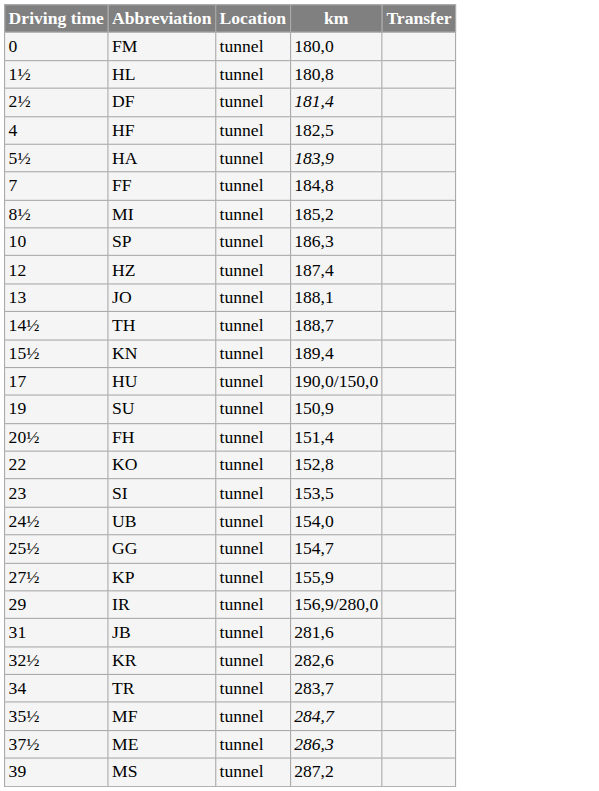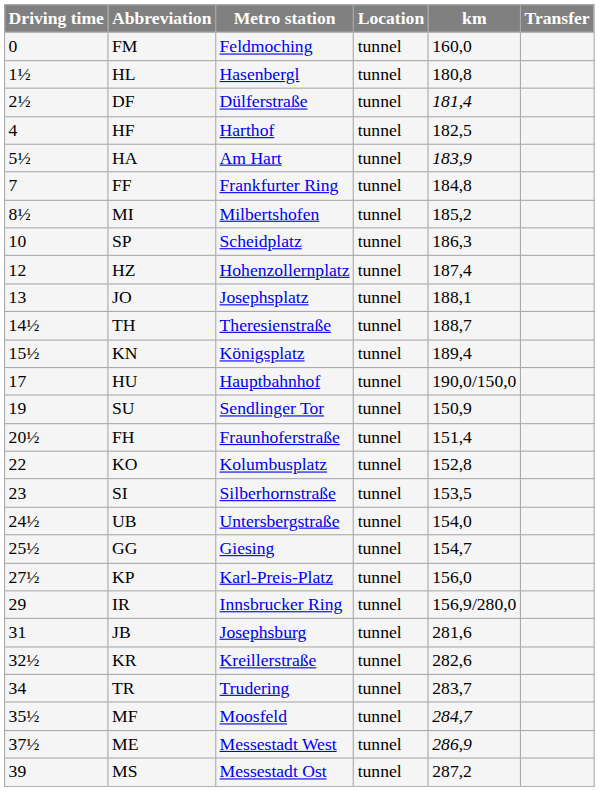+ column: (285, 18)
(314, 46) 180,0 -> (452, 46) 160,0
(314, 576) 155,9 -> (452, 576) 156,0
(314, 744) 286,3 -> (452, 744) 286,9
